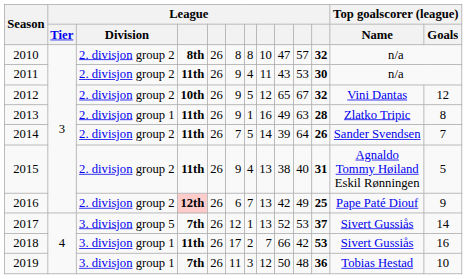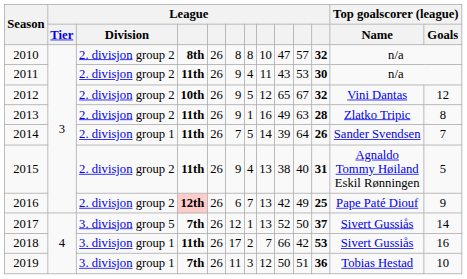(127, 114) 2. divisjon group 1 -> (127, 114) 2. divisjon group 2
(127, 134) 2. divisjon group 2 -> (127, 134) 2. divisjon group 1
(302, 223) 53 -> (302, 223) 50
(302, 263) 48 -> (302, 263) 51
